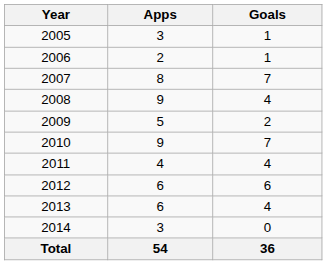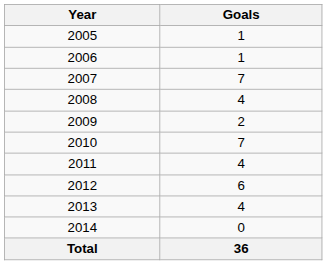- column: (160, 14)
